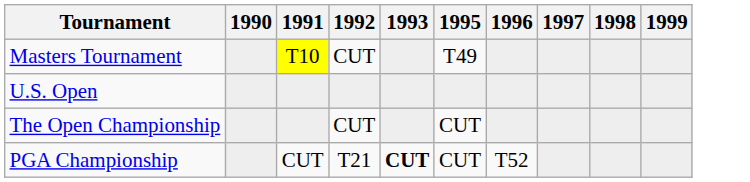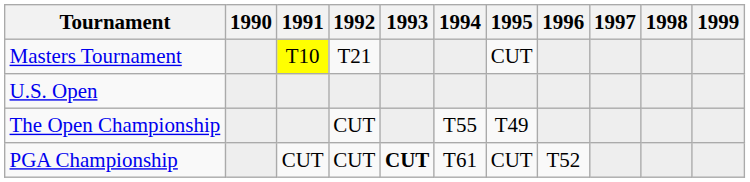+ column: (460, 21)
(354, 56) CUT -> (354, 56) T21
(460, 56) T49 -> (512, 56) CUT
(460, 125) CUT -> (512, 125) T49
(354, 160) T21 -> (354, 160) CUT
